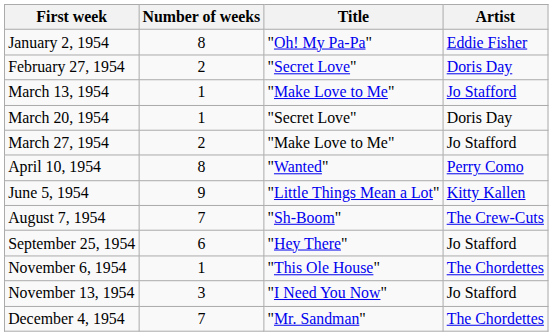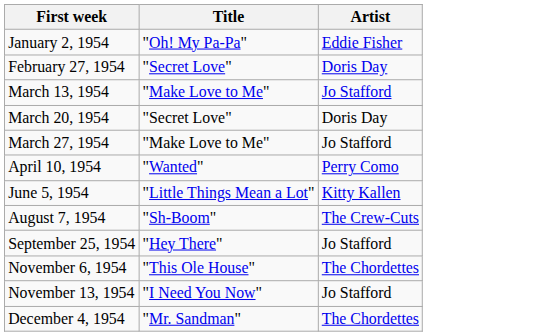- column: (201, 17)
